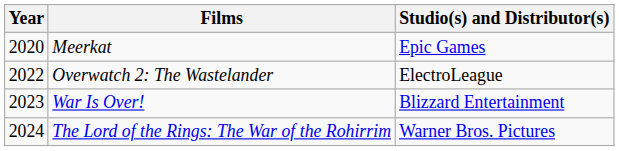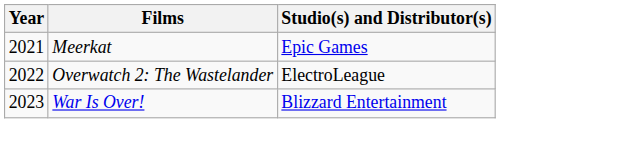(26, 46) 2020 -> (26, 46) 2021
- row: (222, 131)
